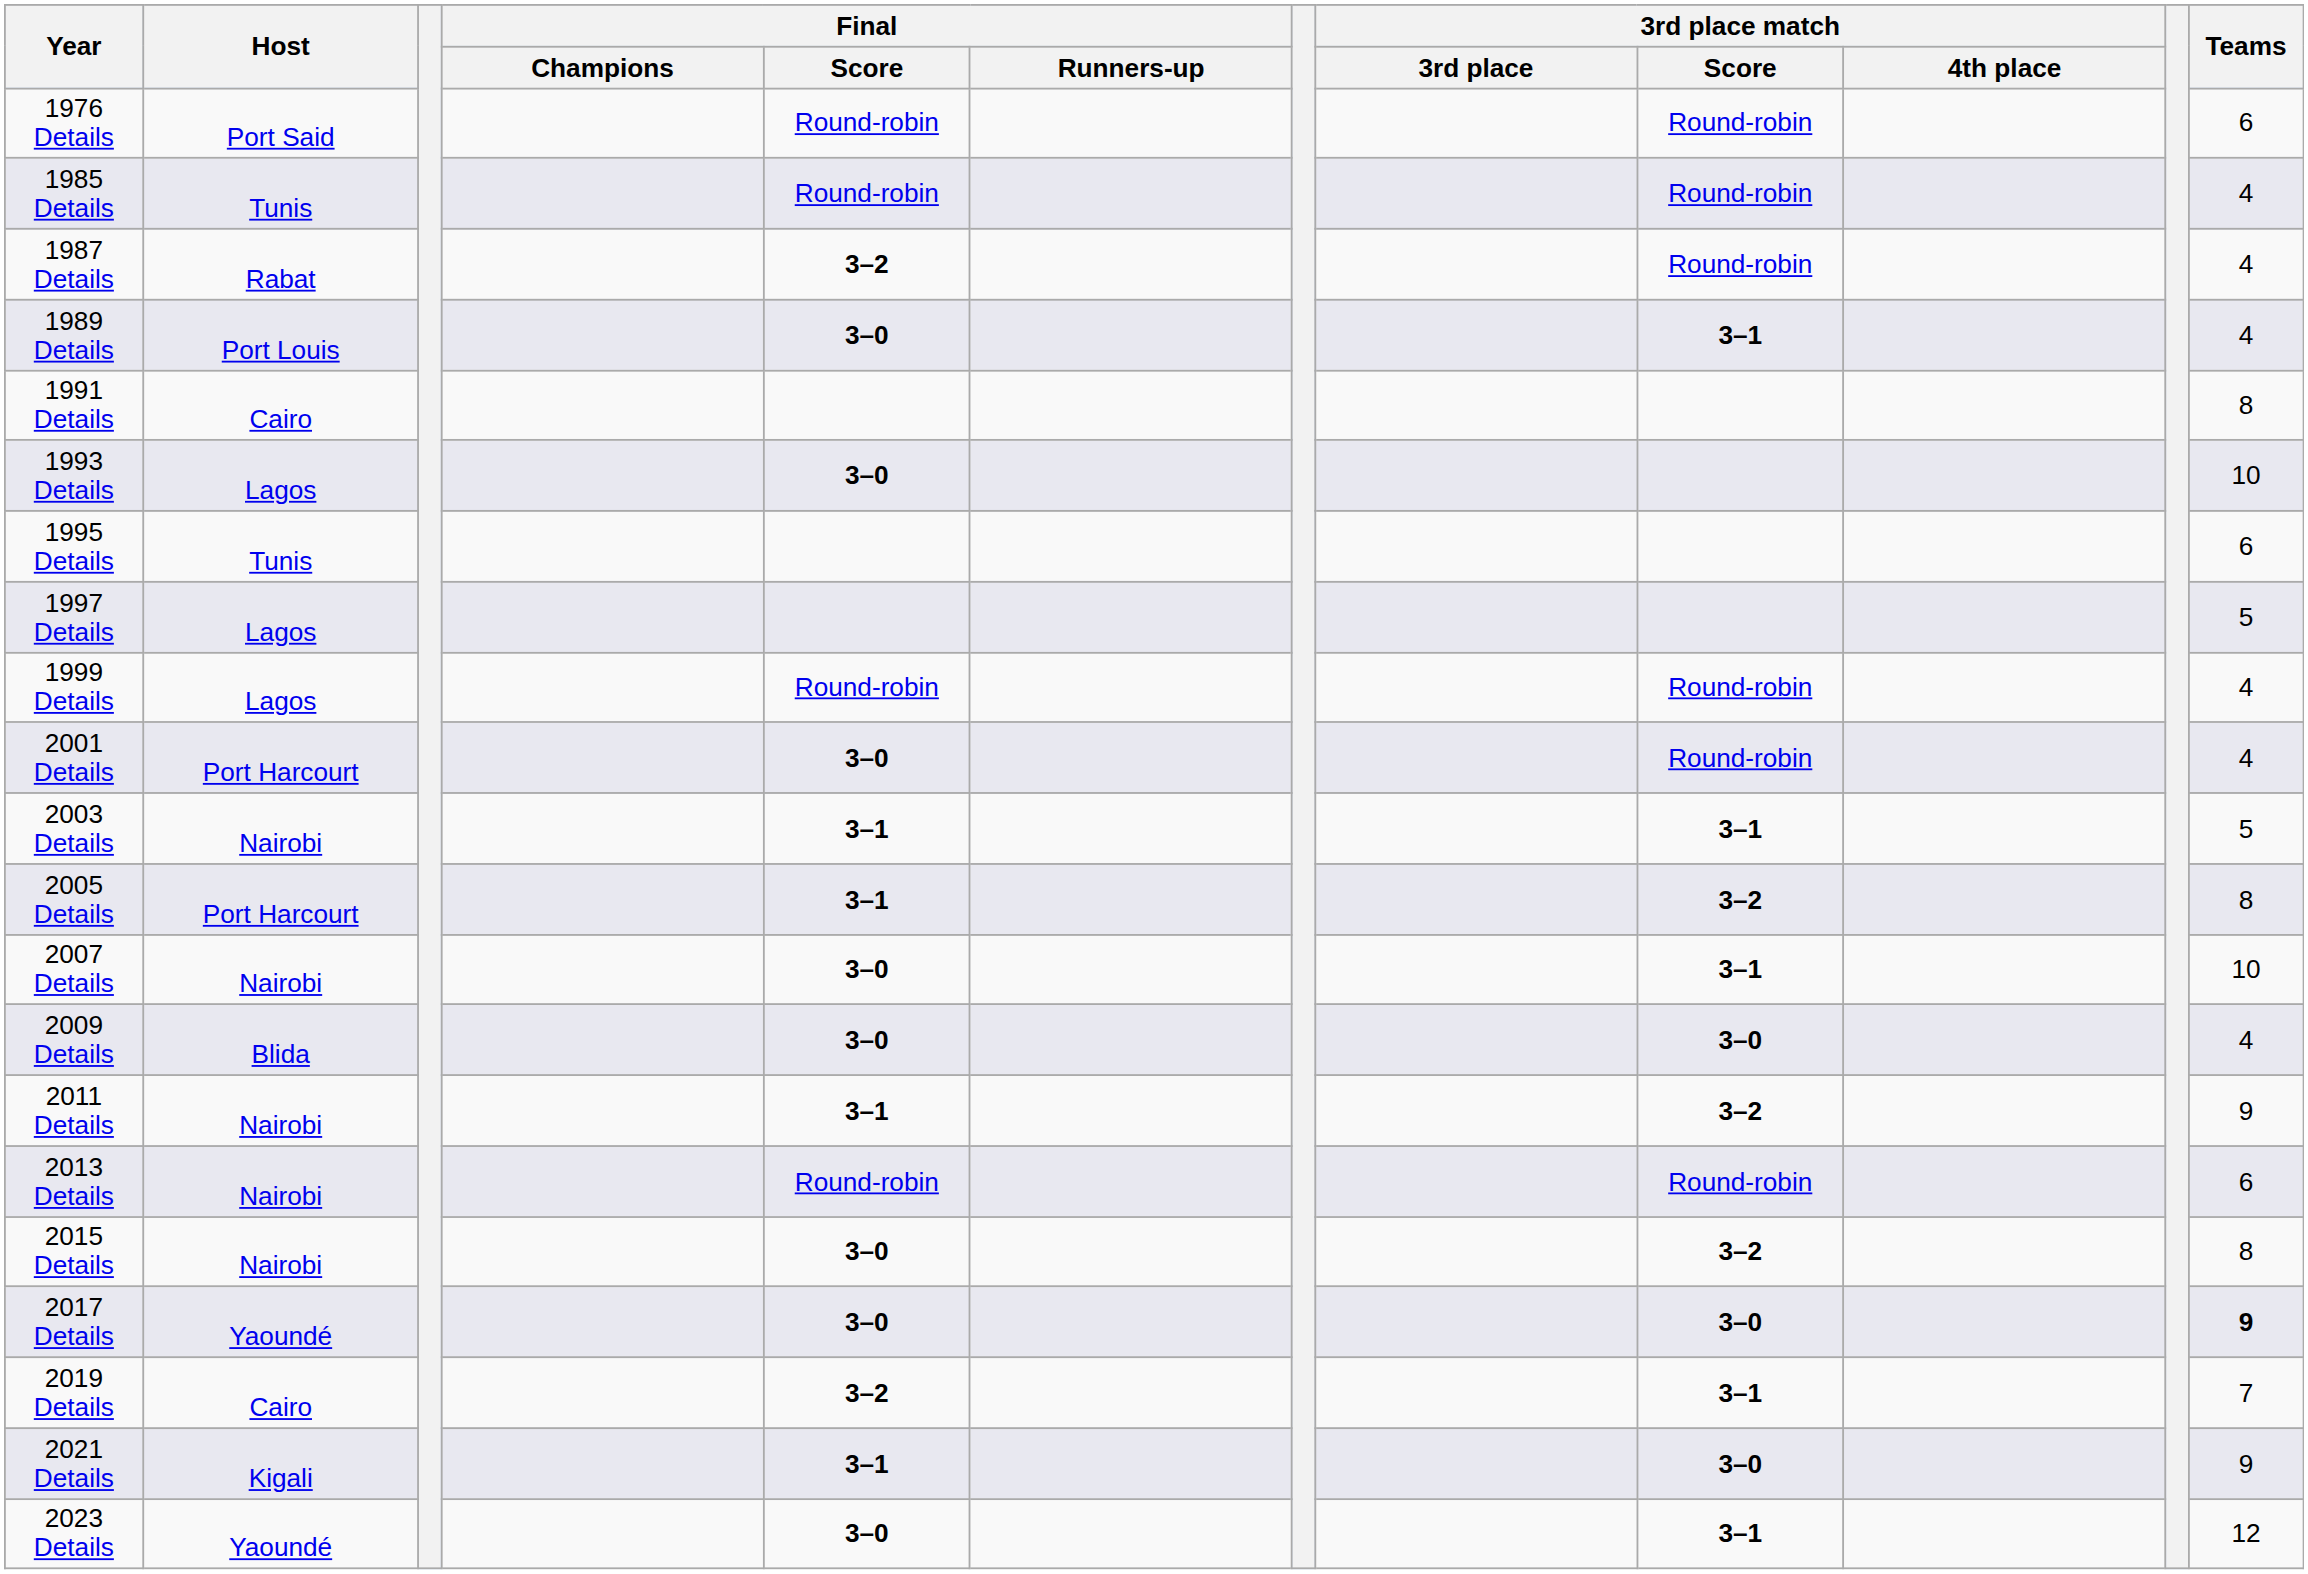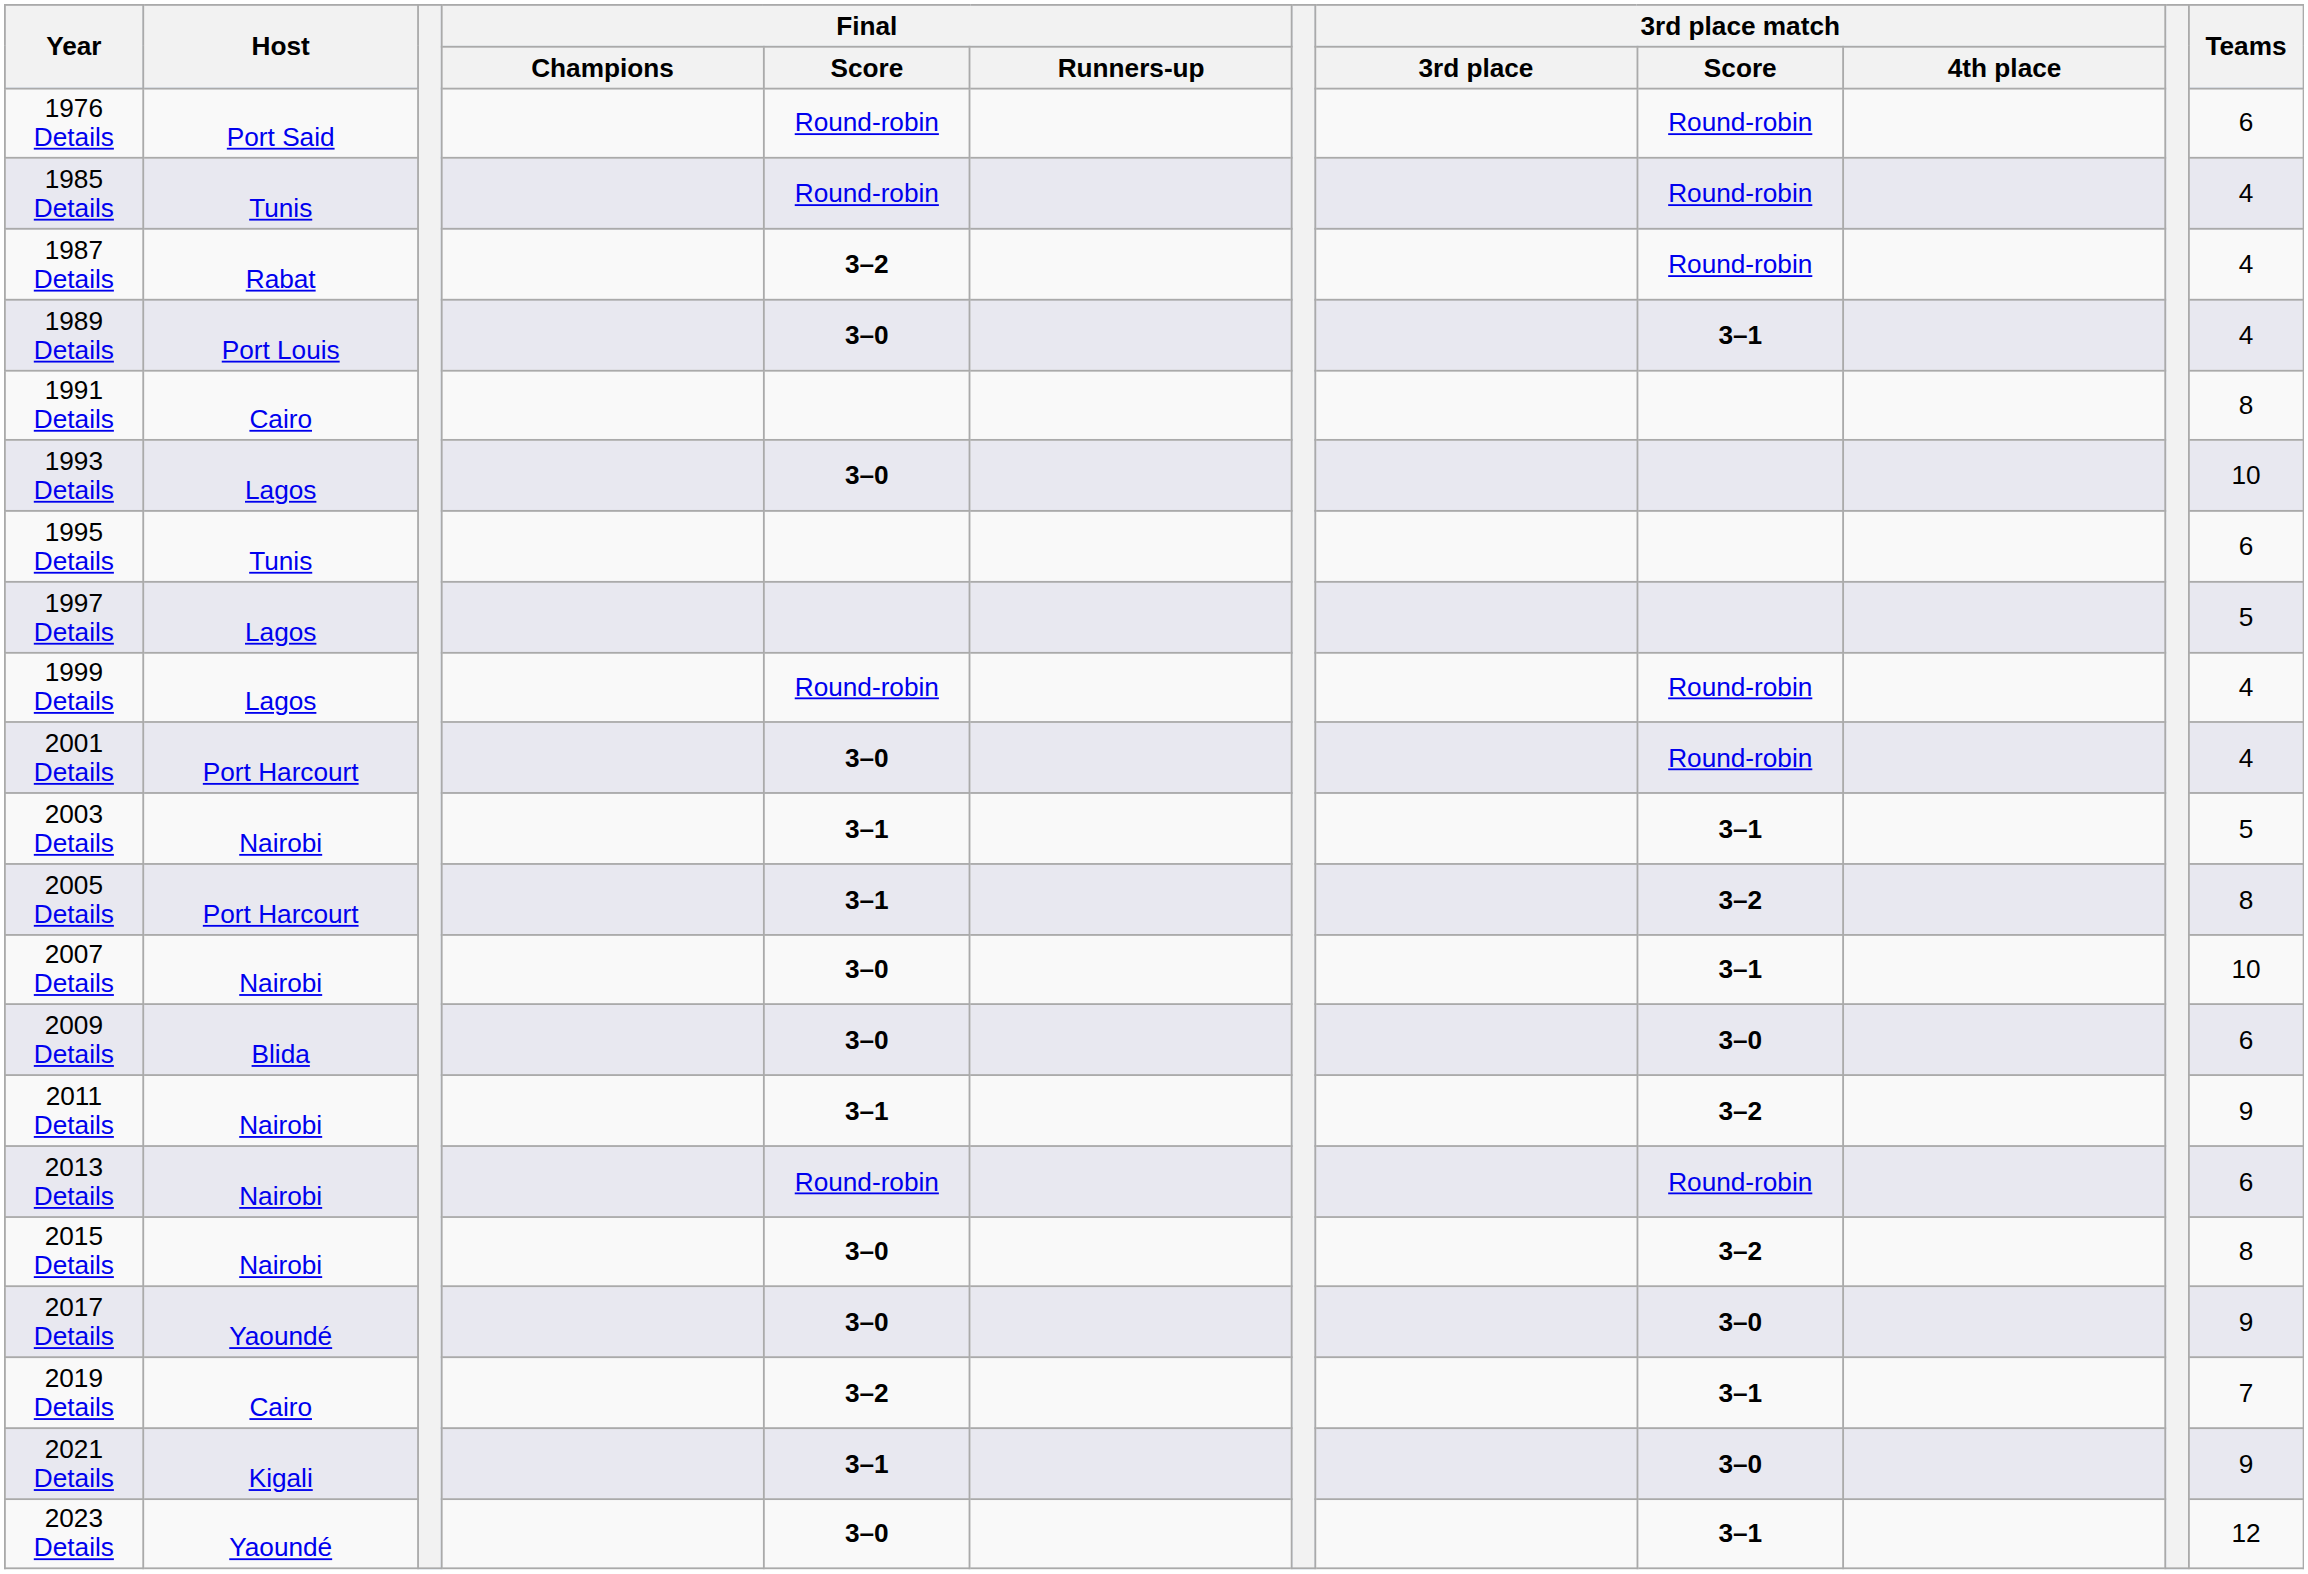(2246, 1040) 4 -> (2246, 1040) 6
(2246, 1322) bold -> (2246, 1322) normal
